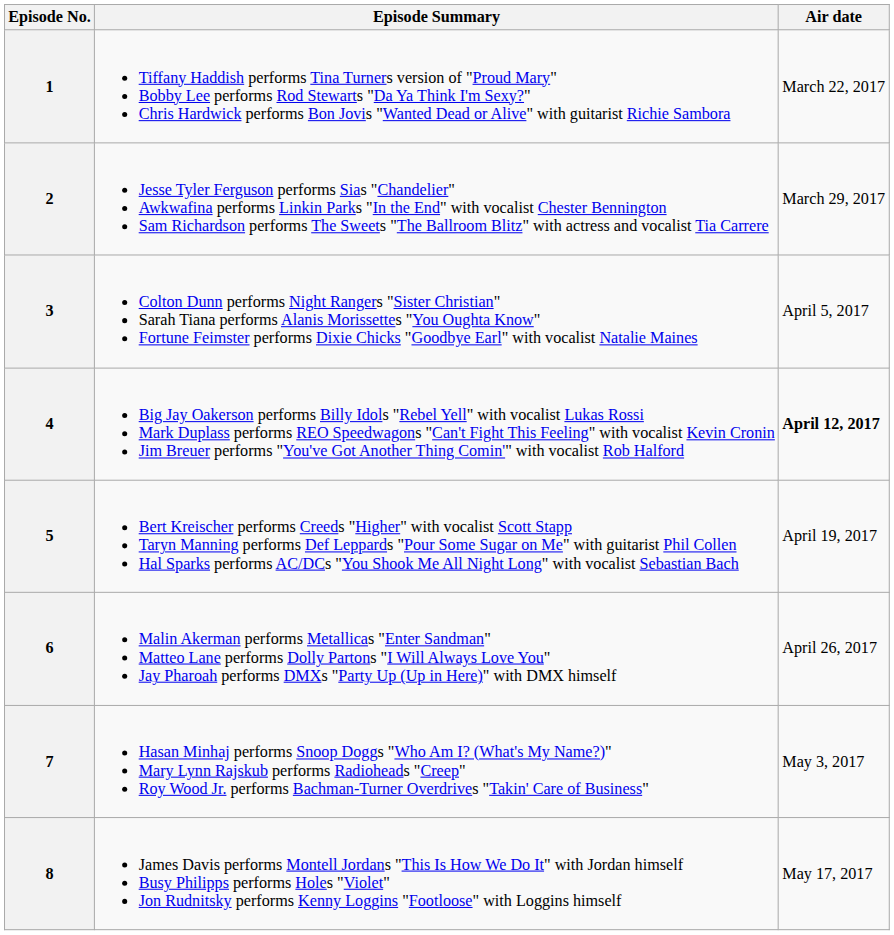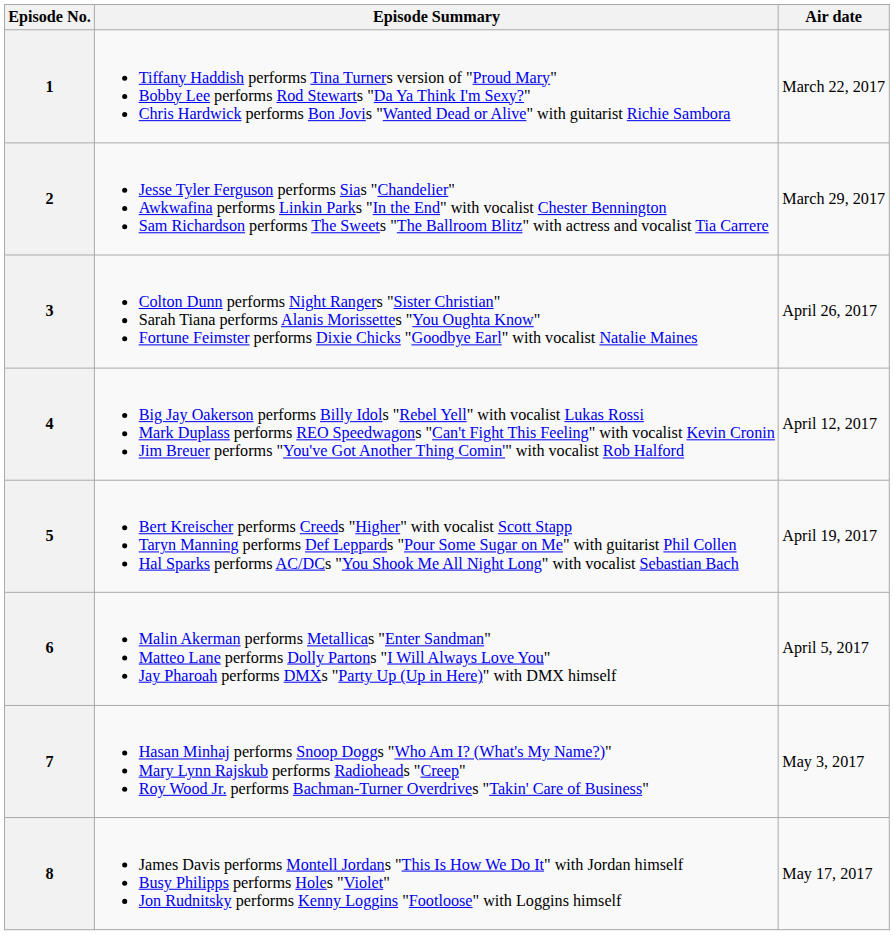(826, 311) April 5, 2017 -> (830, 311) April 26, 2017
(831, 423) bold -> (830, 423) normal
(830, 648) April 26, 2017 -> (826, 648) April 5, 2017
